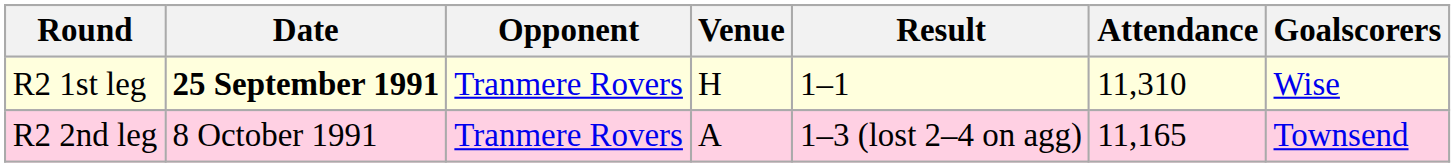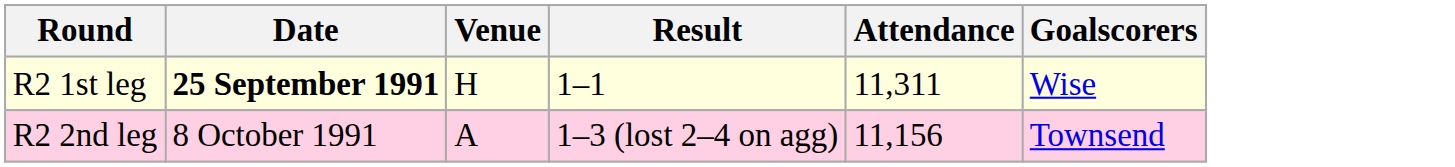- column: (569, 30)
(1142, 82) 11,310 -> (898, 82) 11,311
(1142, 135) 11,165 -> (898, 135) 11,156
